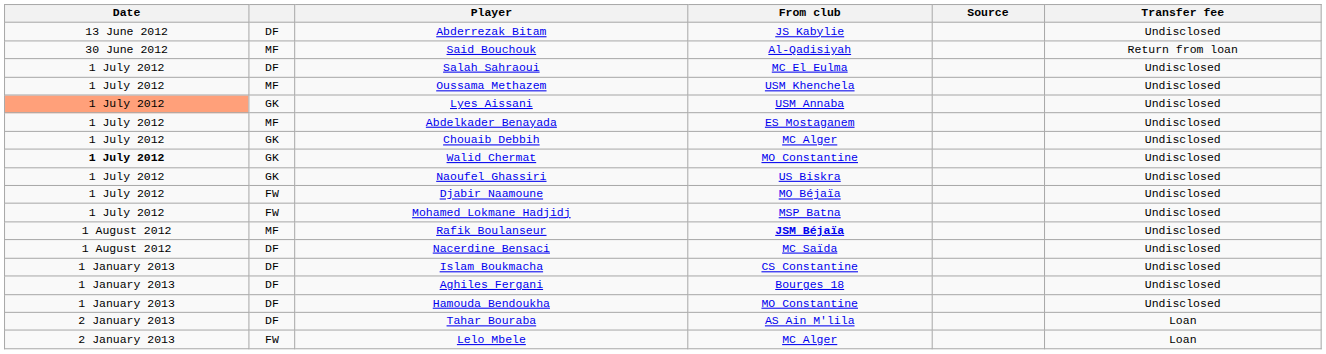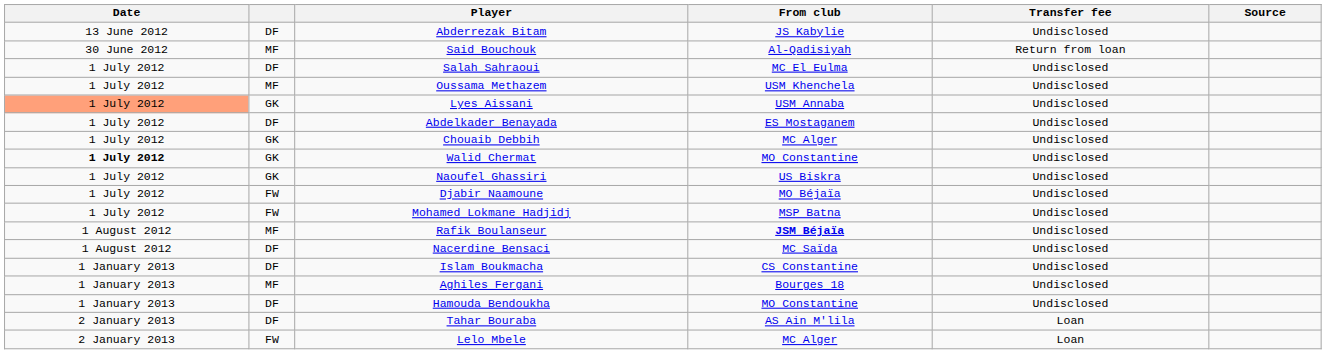columns swapped: (1183, 14) <-> (988, 14)
(272, 122) MF -> (272, 122) DF
(272, 285) DF -> (272, 285) MF
